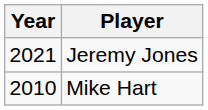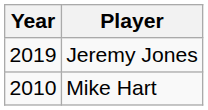(33, 54) 2021 -> (33, 54) 2019
